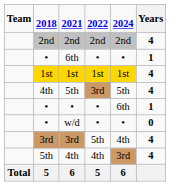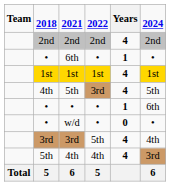columns swapped: (123, 24) <-> (151, 18)
